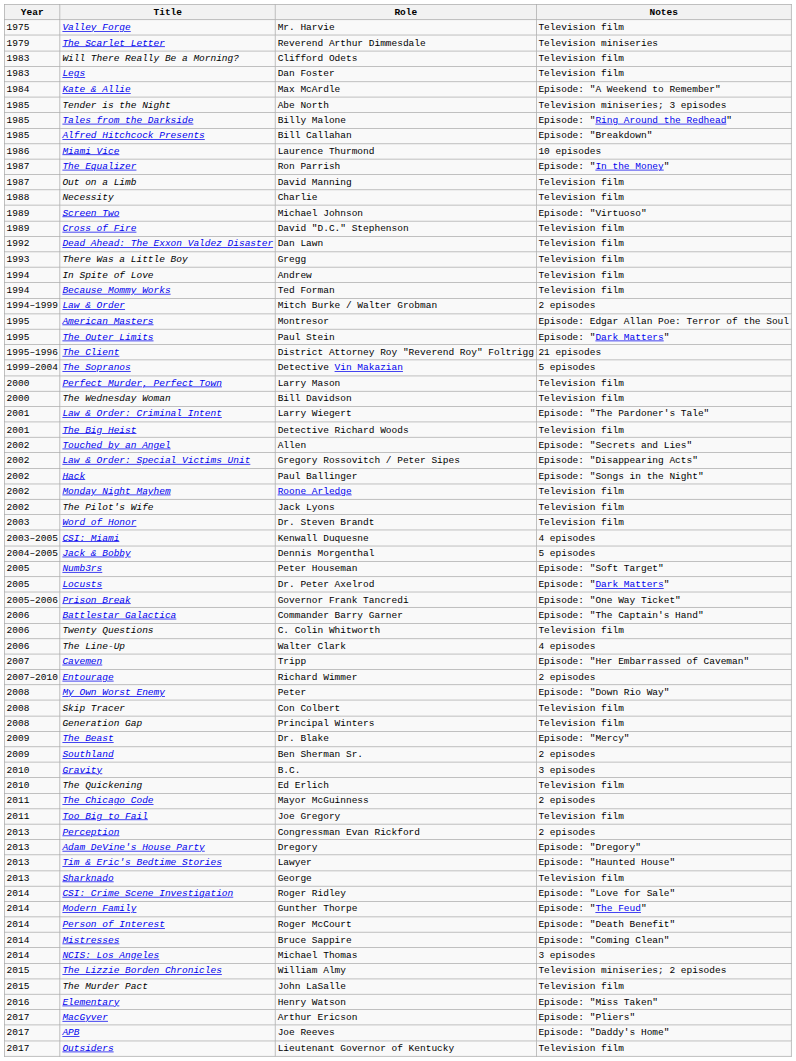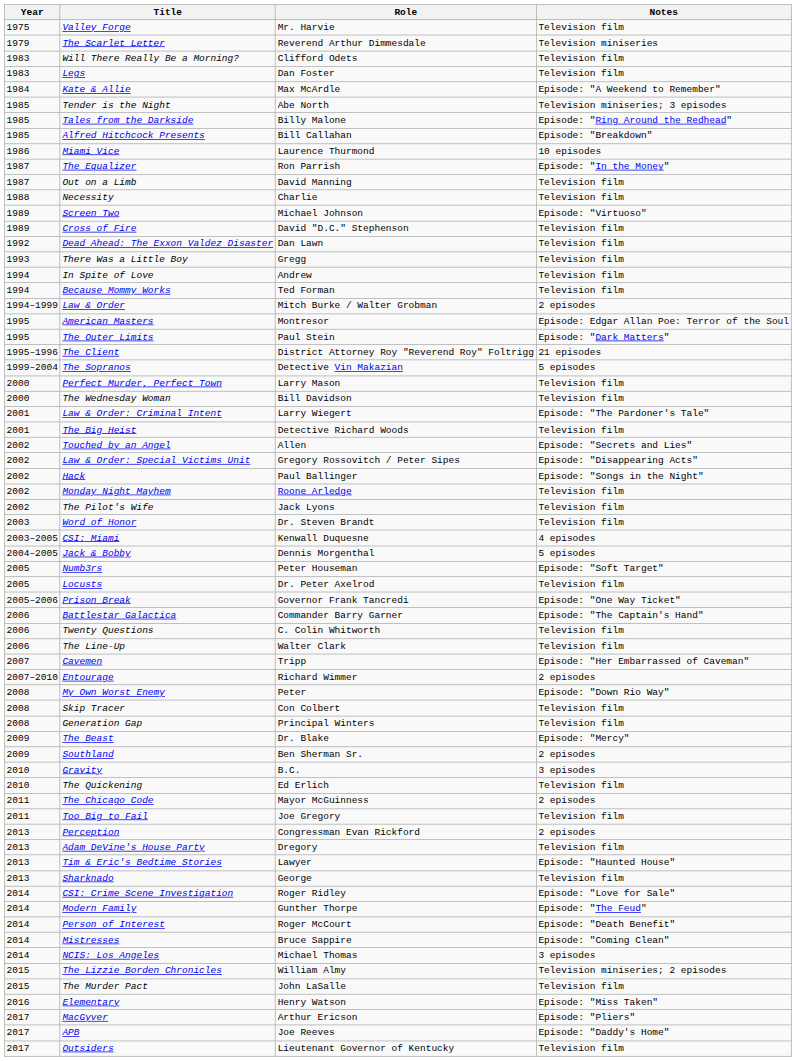(604, 584) Episode: "Dark Matters" -> (581, 584) Television film
(567, 646) 4 episodes -> (581, 646) Television film
(590, 847) Episode: "Dregory" -> (581, 847) Television film
